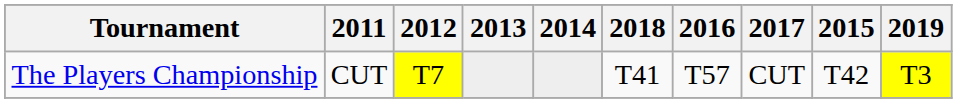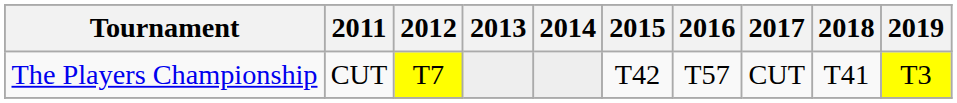columns swapped: (846, 27) <-> (637, 27)
